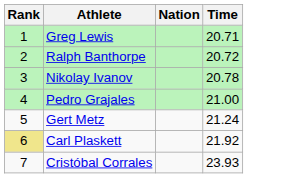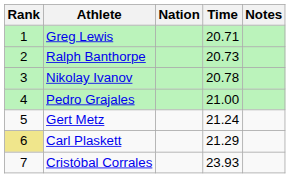+ column: (264, 15)
(223, 57) 20.72 -> (223, 57) 20.73
(223, 141) 21.92 -> (223, 141) 21.29
